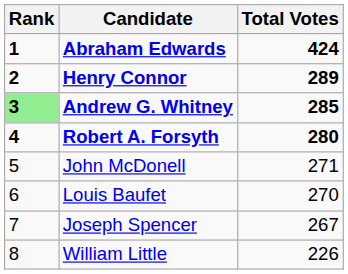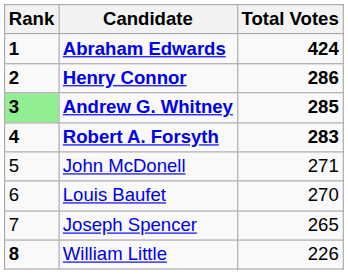(323, 78) 289 -> (323, 78) 286
(323, 136) 280 -> (323, 136) 283
(323, 225) 267 -> (323, 225) 265
(14, 254) normal -> (14, 254) bold
